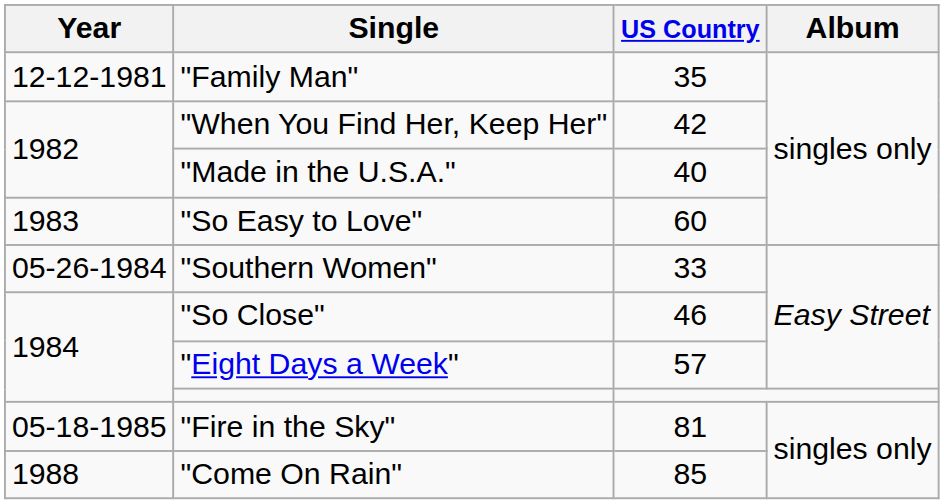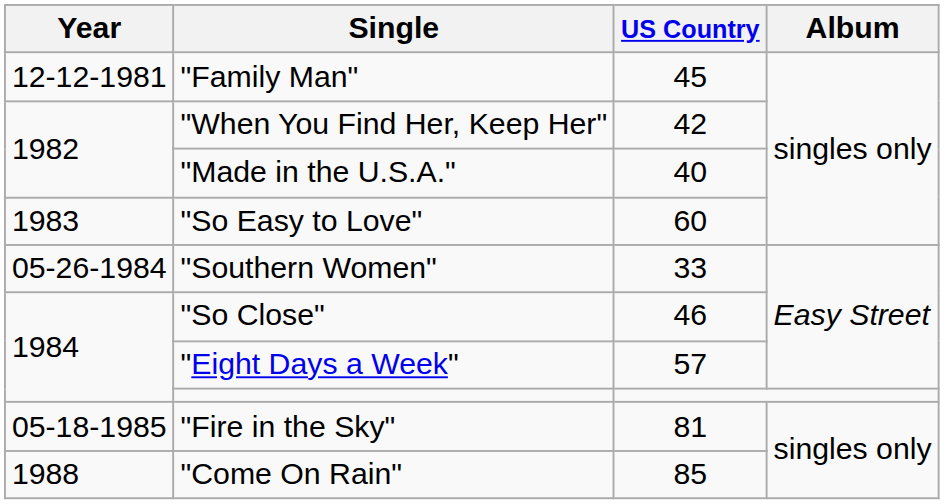(690, 76) 35 -> (690, 76) 45
